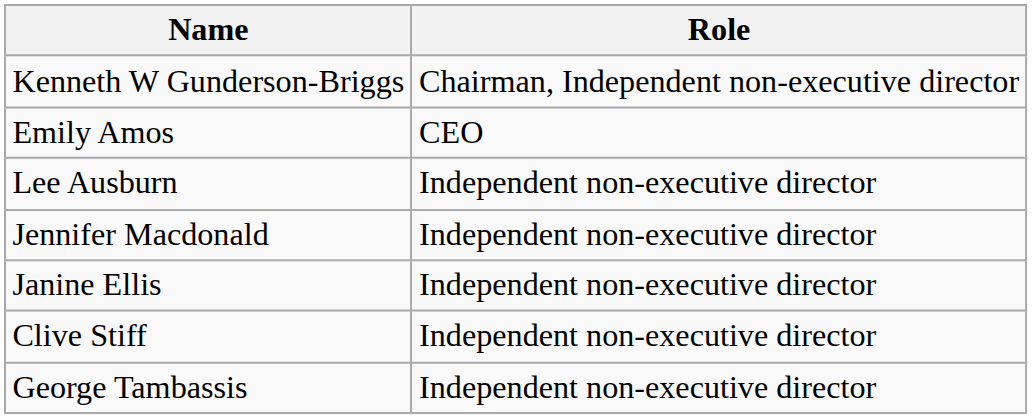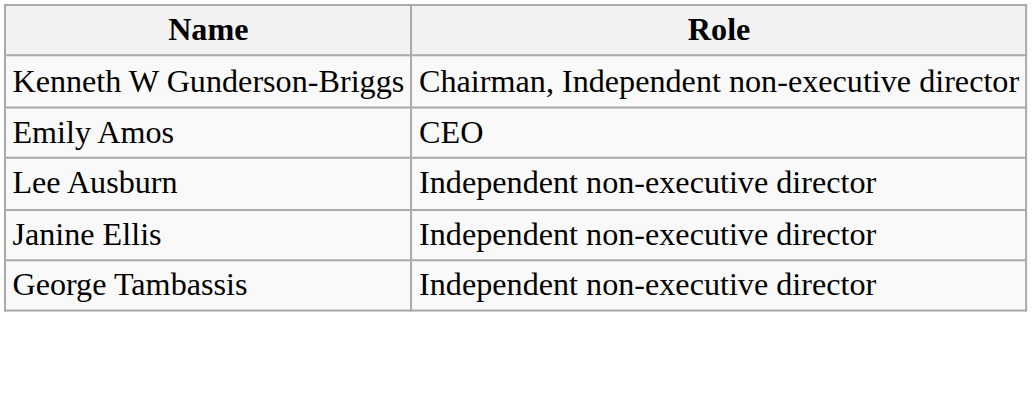- row: (141, 234)
- row: (80, 336)
